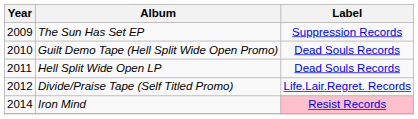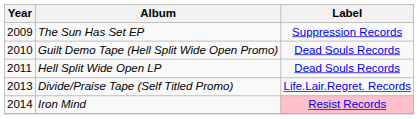(20, 86) 2012 -> (20, 86) 2013
